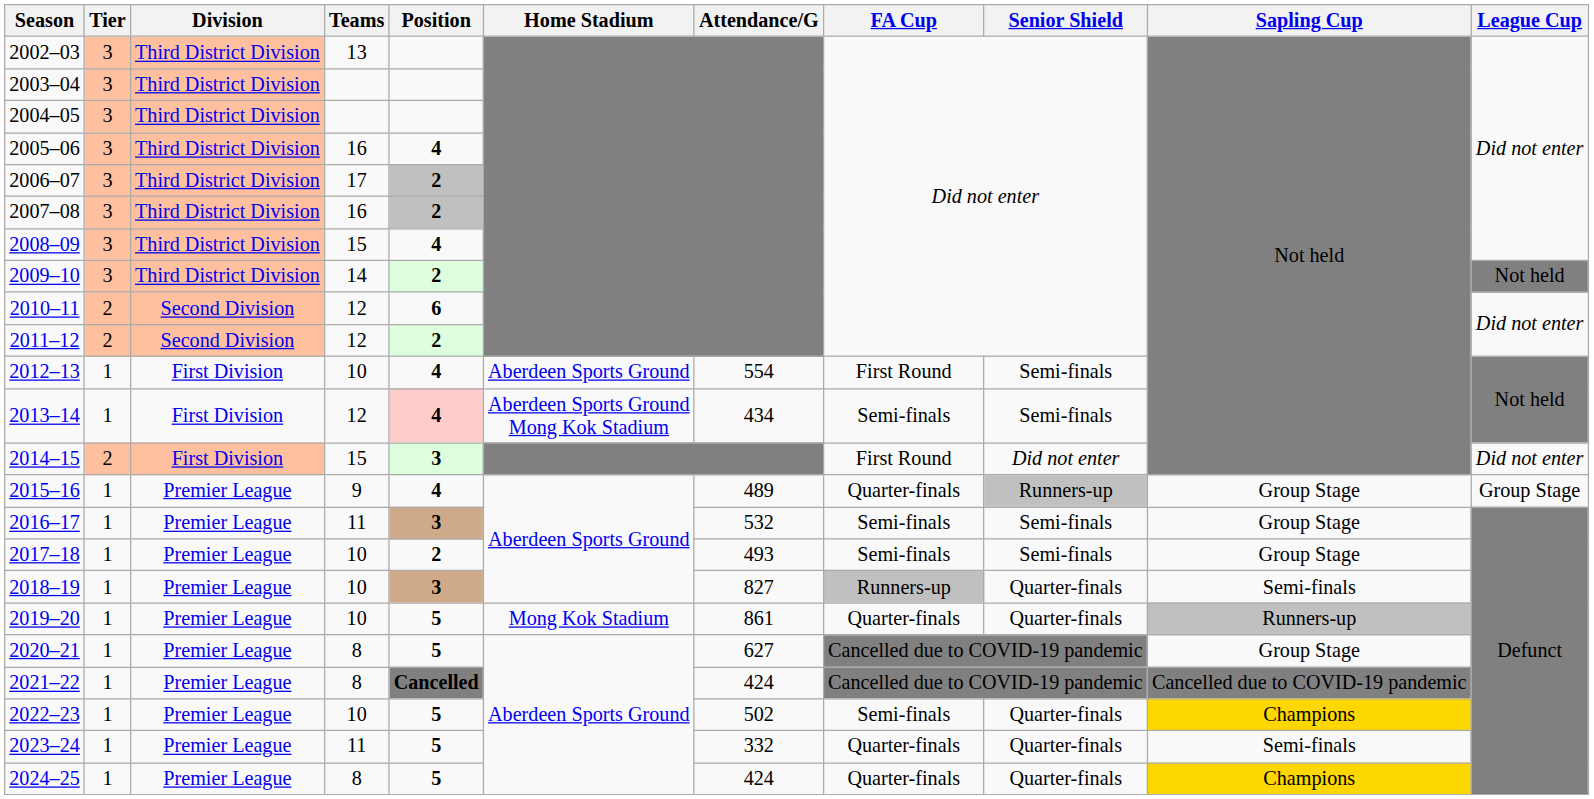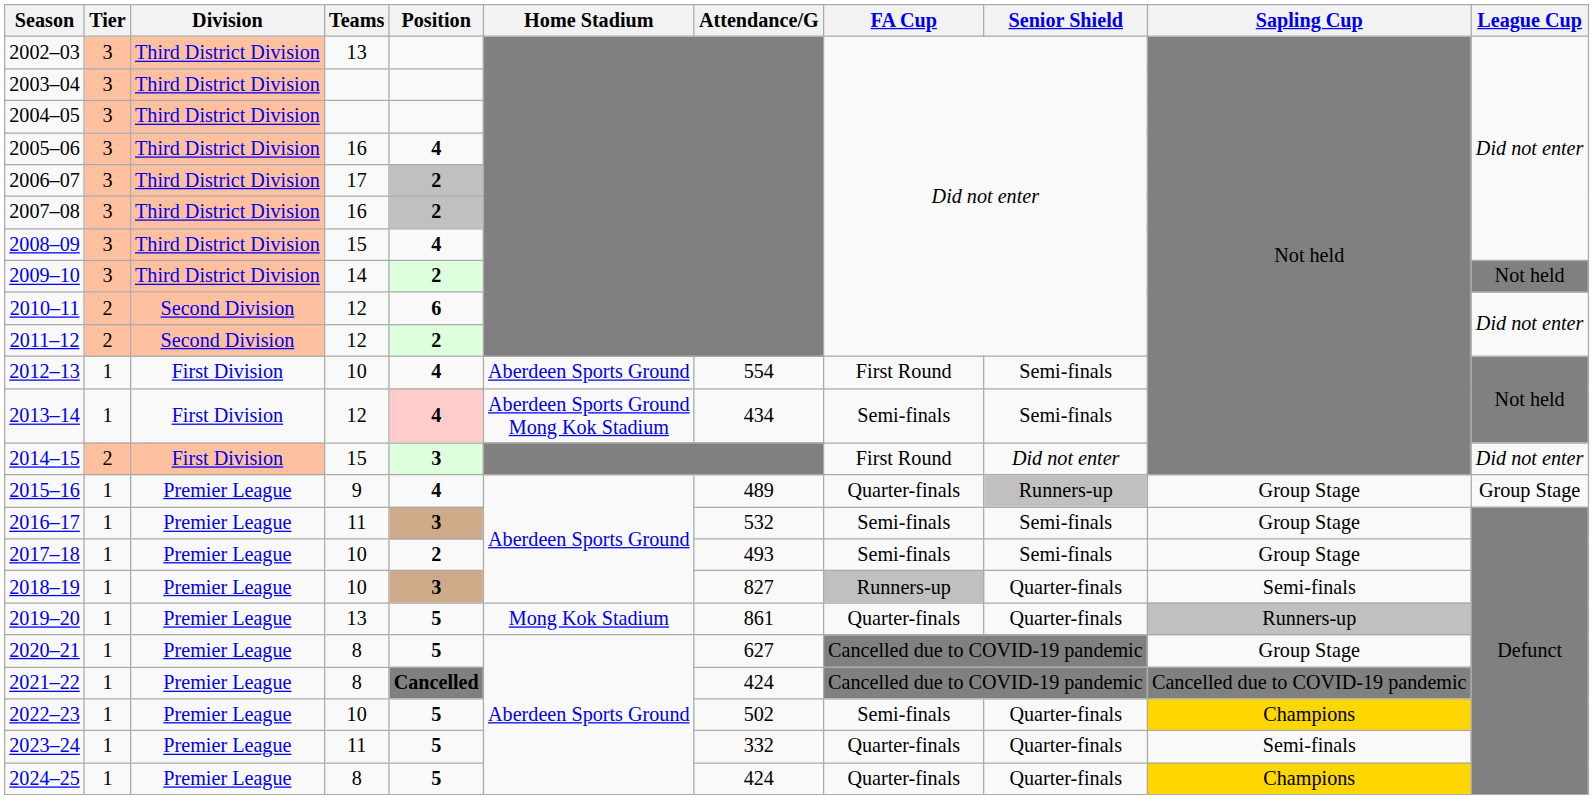(357, 618) 10 -> (357, 618) 13
